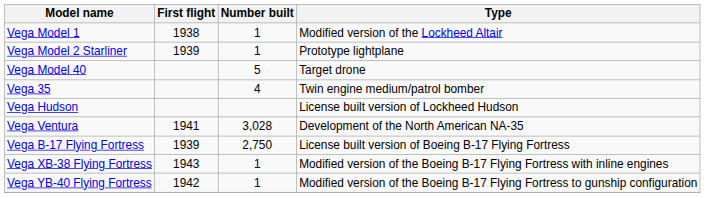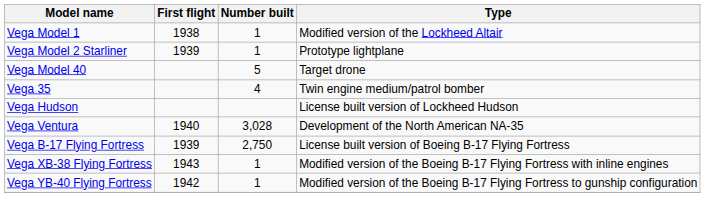(186, 126) 1941 -> (186, 126) 1940
